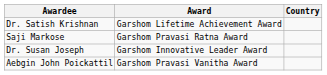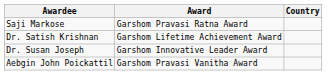rows swapped: (52, 24) <-> (35, 37)
